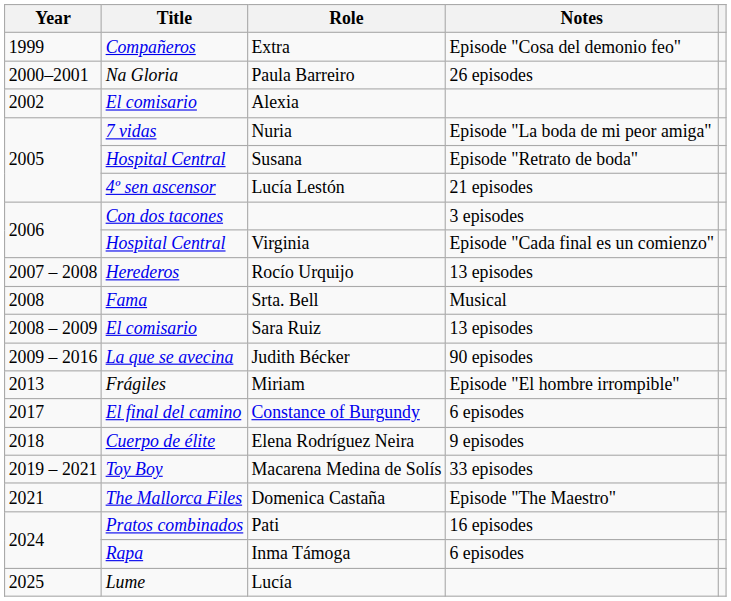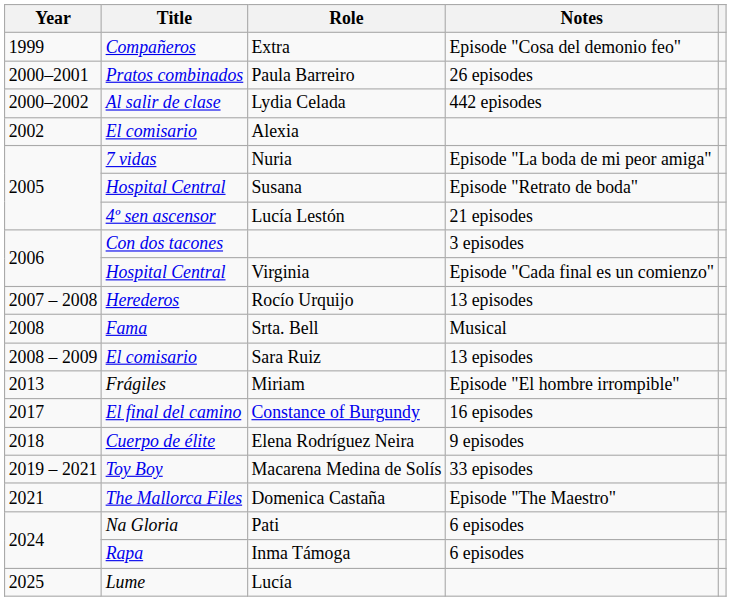(142, 74) Na Gloria -> (174, 74) Pratos combinados
+ row: (299, 103)
- row: (301, 356)
(487, 412) 6 episodes -> (491, 412) 16 episodes
(174, 525) Pratos combinados -> (142, 525) Na Gloria
(491, 525) 16 episodes -> (487, 525) 6 episodes
